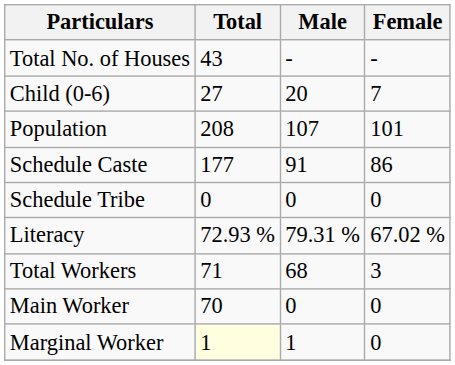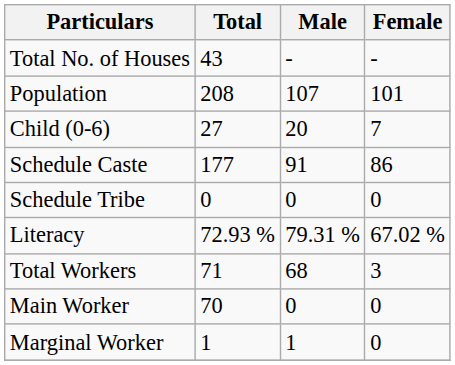rows swapped: (58, 128) <-> (60, 93)
(206, 341) lightyellow background -> (206, 341) no background
